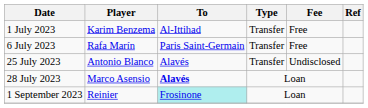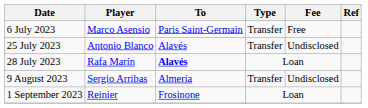- row: (31, 29)
(111, 45) Rafa Marín -> (119, 29) Marco Asensio
(119, 78) Marco Asensio -> (111, 62) Rafa Marín
+ row: (37, 78)
(181, 95) paleturquoise background -> (179, 95) no background
